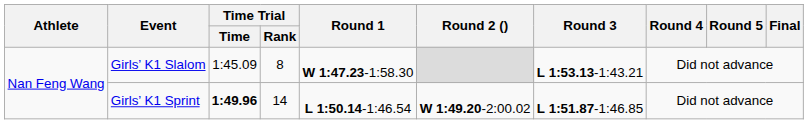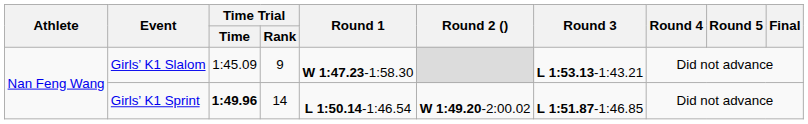(280, 65) 8 -> (280, 65) 9
